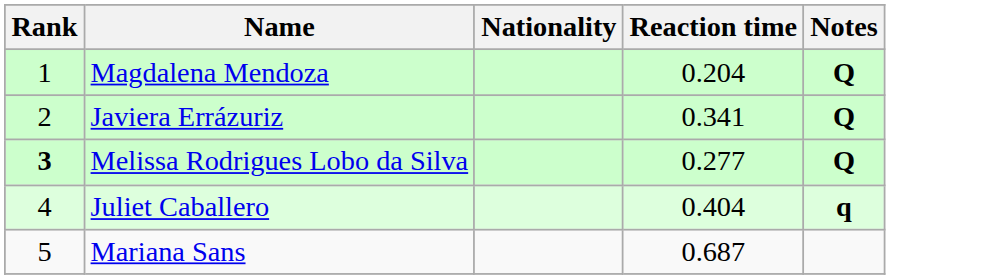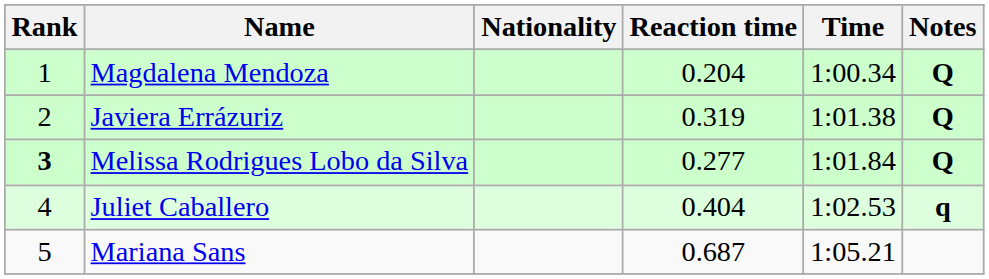+ column: (853, 26)
(713, 116) 0.341 -> (713, 116) 0.319
